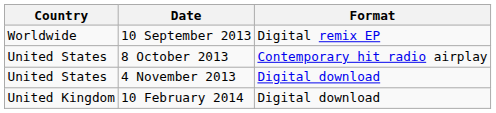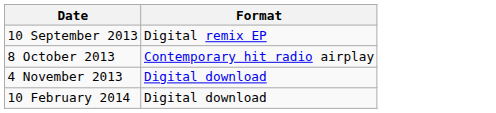- column: (61, 15)
